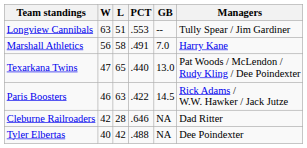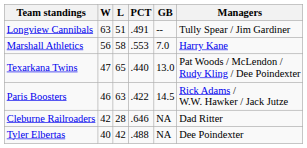(140, 29) .553 -> (140, 29) .491
(140, 45) .491 -> (140, 45) .553
